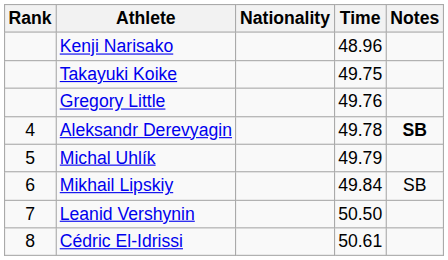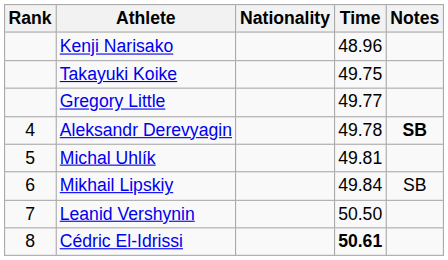(360, 102) 49.76 -> (360, 102) 49.77
(360, 158) 49.79 -> (360, 158) 49.81
(360, 241) normal -> (360, 241) bold
